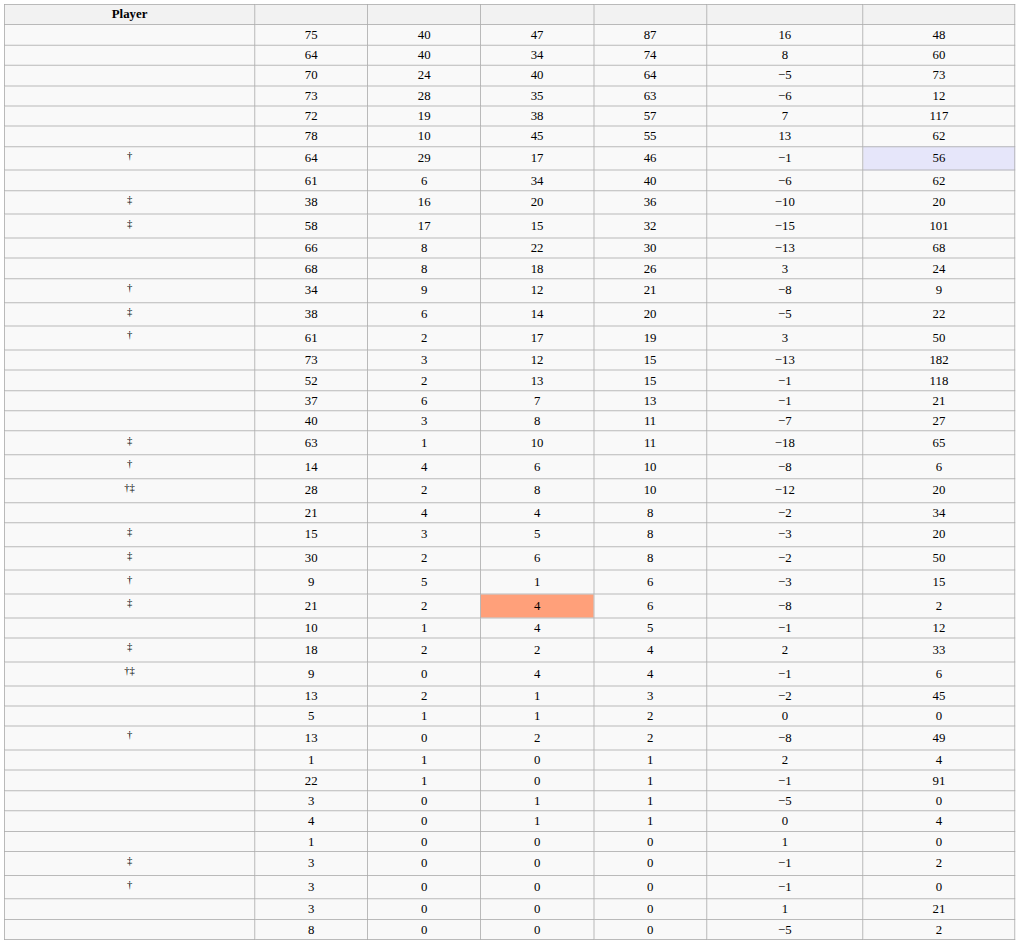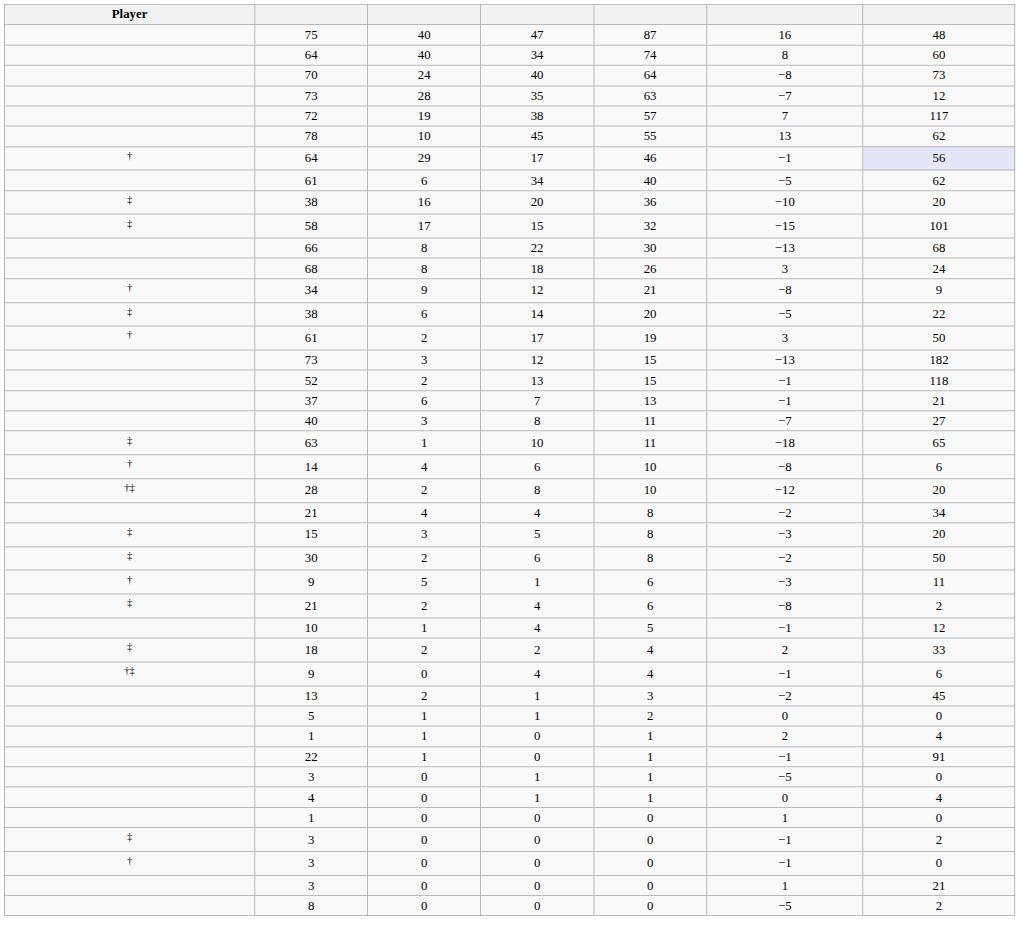(785, 75) −5 -> (785, 75) −8
(785, 95) −6 -> (785, 95) −7
(785, 180) −6 -> (785, 180) −5
(939, 582) 15 -> (939, 582) 11
(537, 606) lightsalmon background -> (537, 606) no background
- row: (311, 738)
